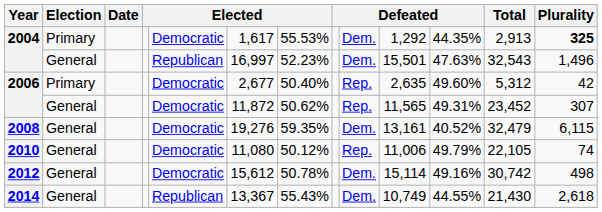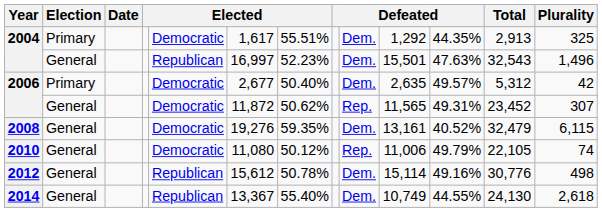(305, 38) 55.53% -> (305, 38) 55.51%
(582, 38) bold -> (582, 38) normal
(357, 83) Rep. -> (359, 83) Dem.
(457, 83) 49.60% -> (457, 83) 49.57%
(188, 173) Democratic -> (188, 173) Republican
(509, 173) 30,742 -> (509, 173) 30,776
(305, 196) 55.43% -> (305, 196) 55.40%
(509, 196) 21,430 -> (509, 196) 24,130
